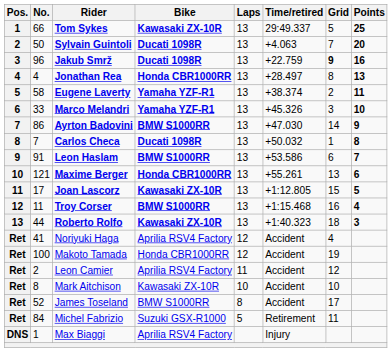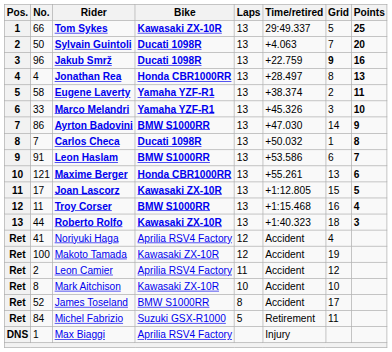(183, 254) Honda CBR1000RR -> (178, 254) Kawasaki ZX-10R
